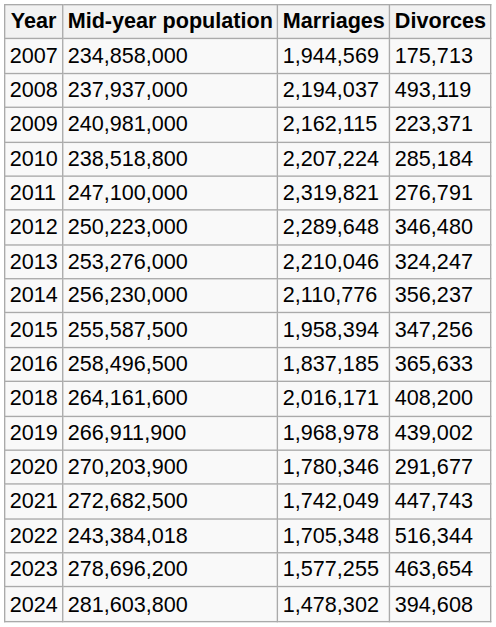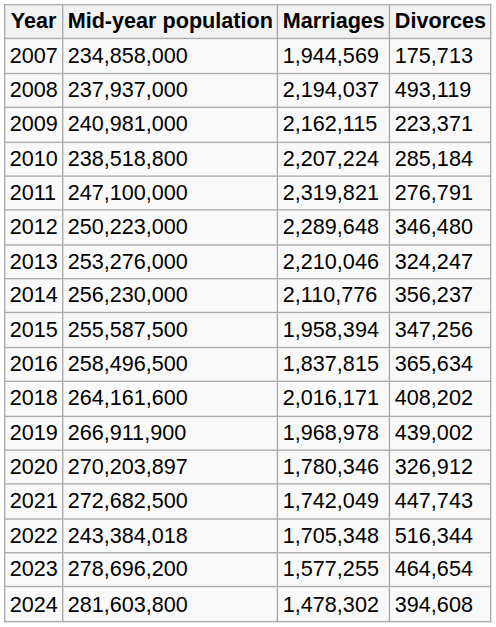(331, 364) 1,837,185 -> (331, 364) 1,837,815
(434, 364) 365,633 -> (434, 364) 365,634
(434, 398) 408,200 -> (434, 398) 408,202
(128, 466) 270,203,900 -> (128, 466) 270,203,897
(434, 466) 291,677 -> (434, 466) 326,912
(434, 569) 463,654 -> (434, 569) 464,654
